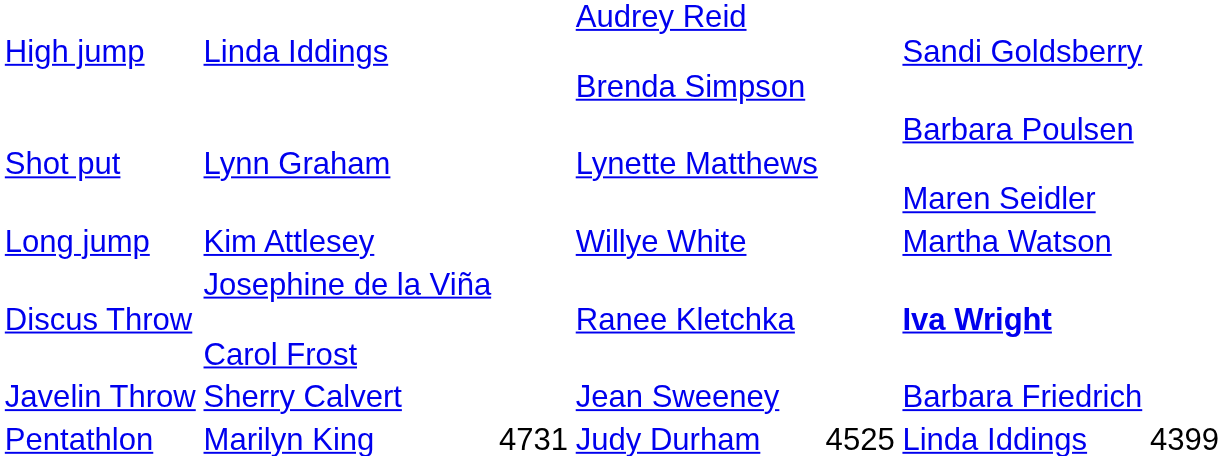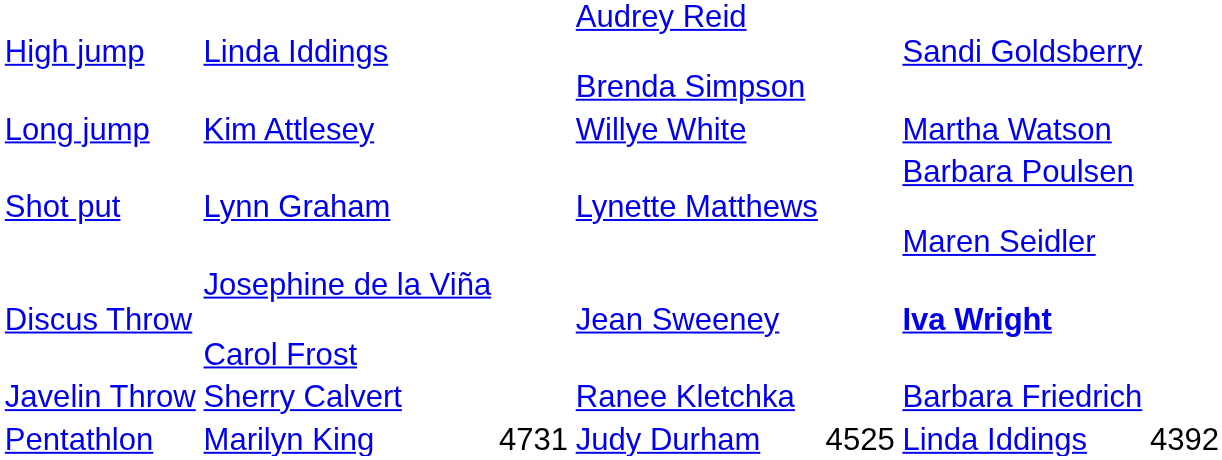rows swapped: (77, 241) <-> (63, 164)
(685, 319) Ranee Kletchka -> (678, 319) Jean Sweeney
(678, 397) Jean Sweeney -> (685, 397) Ranee Kletchka
(1185, 439) 4399 -> (1185, 439) 4392
